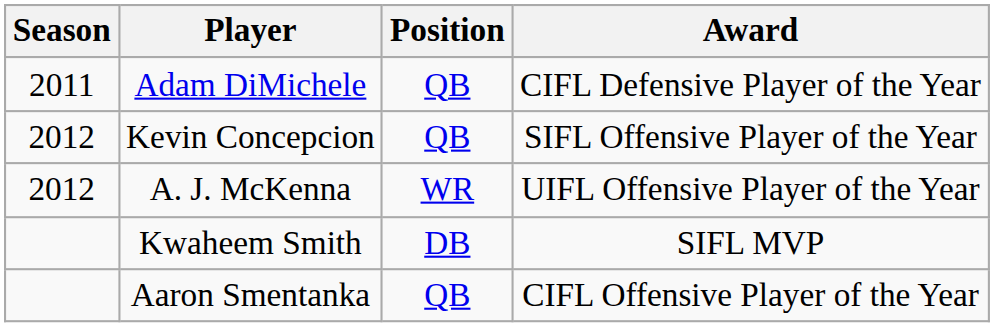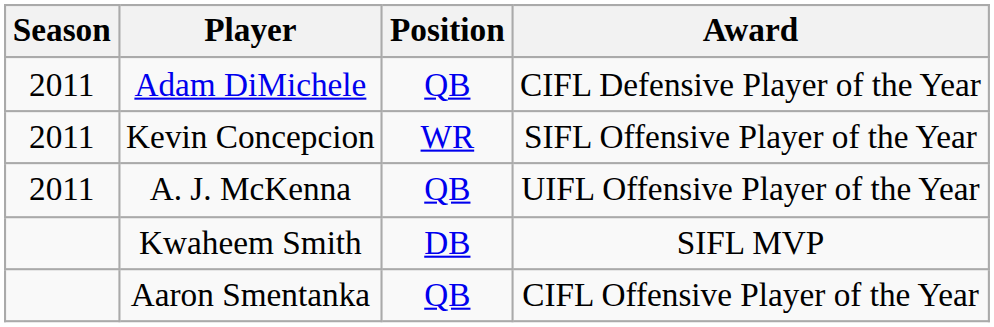(62, 136) 2012 -> (62, 136) 2011
(447, 136) QB -> (447, 136) WR
(62, 189) 2012 -> (62, 189) 2011
(447, 189) WR -> (447, 189) QB
